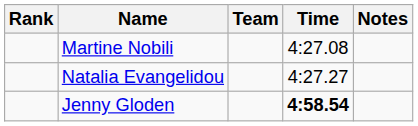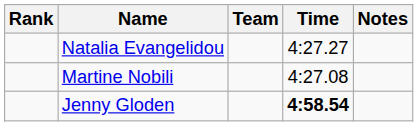rows swapped: (118, 47) <-> (143, 76)
